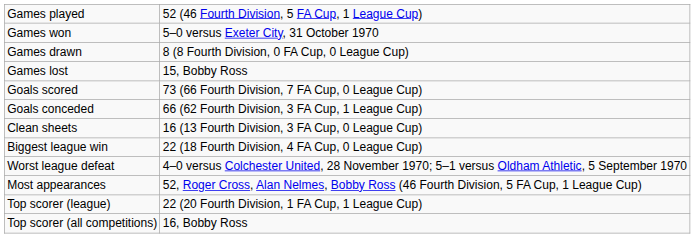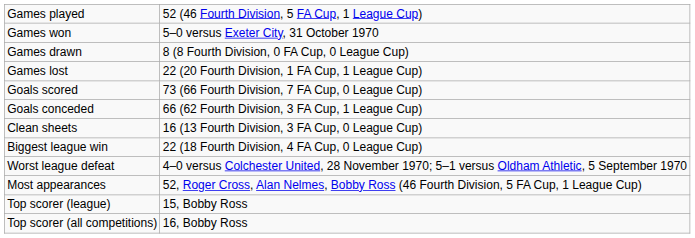(205, 71) 15, Bobby Ross -> (292, 71) 22 (20 Fourth Division, 1 FA Cup, 1 League Cup)
(292, 204) 22 (20 Fourth Division, 1 FA Cup, 1 League Cup) -> (205, 204) 15, Bobby Ross
